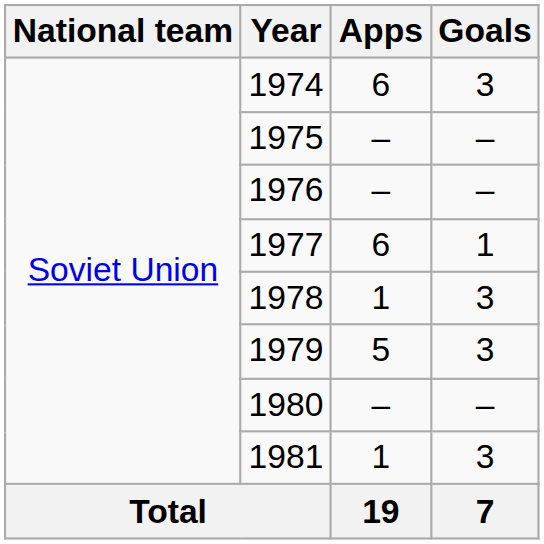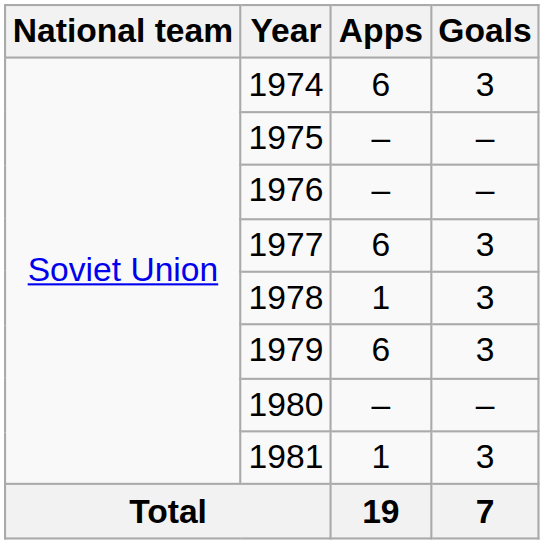(485, 244) 1 -> (485, 244) 3
(381, 350) 5 -> (381, 350) 6
